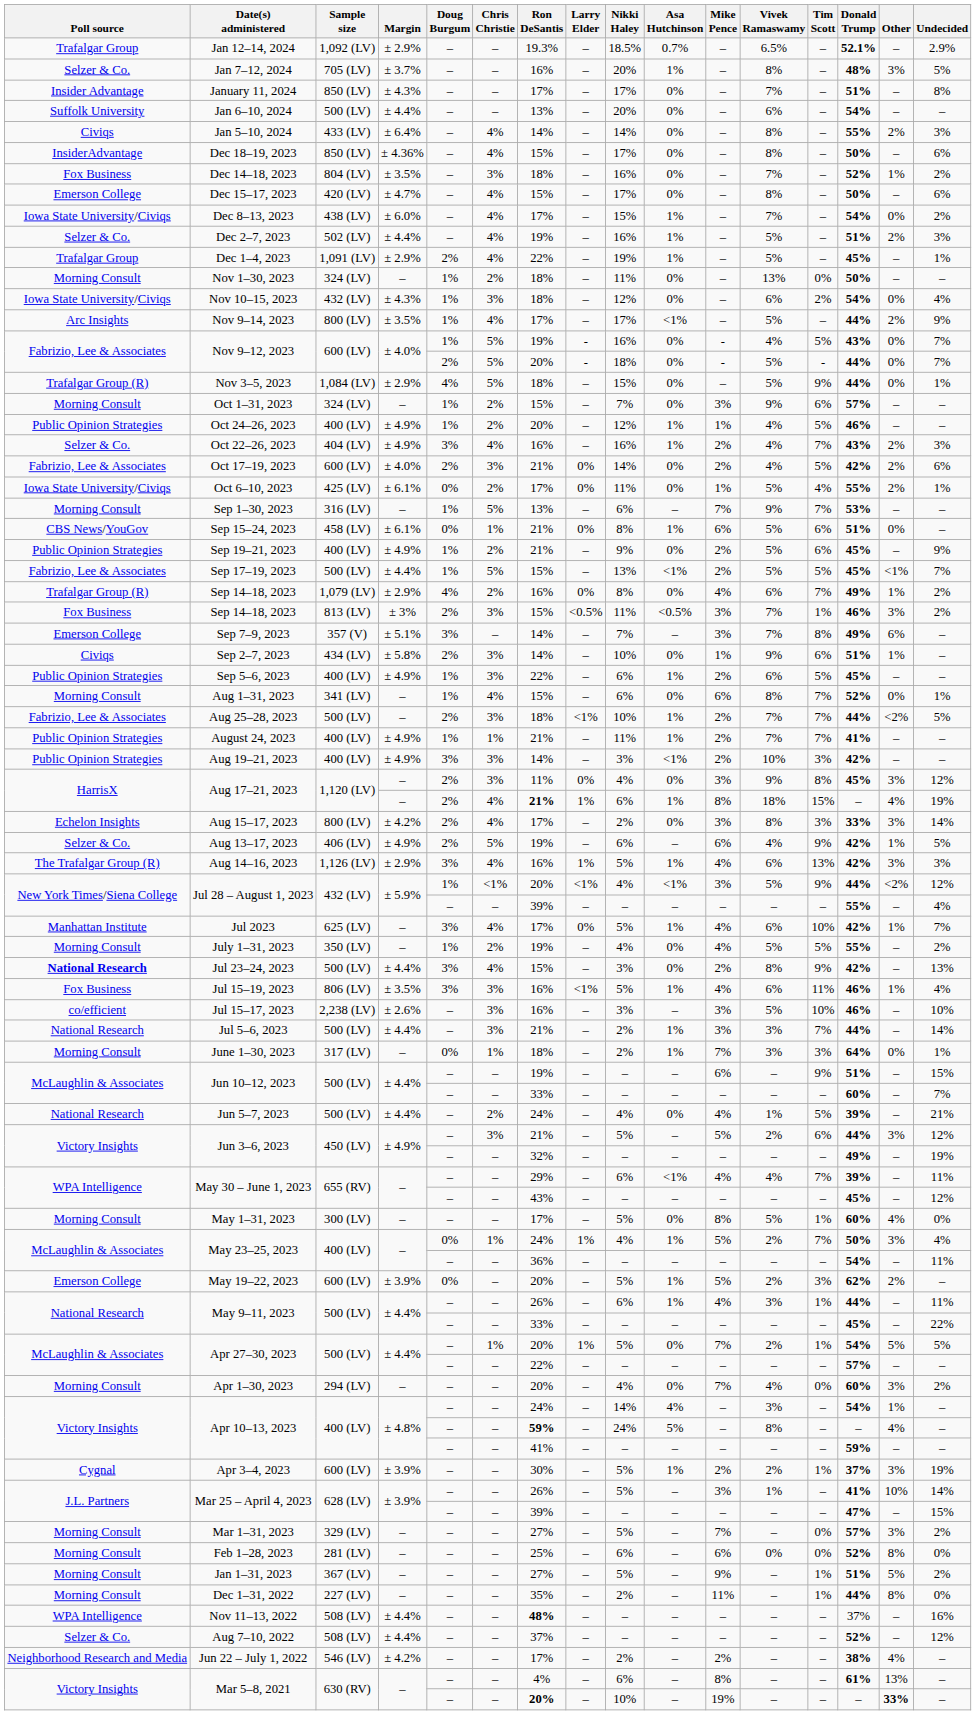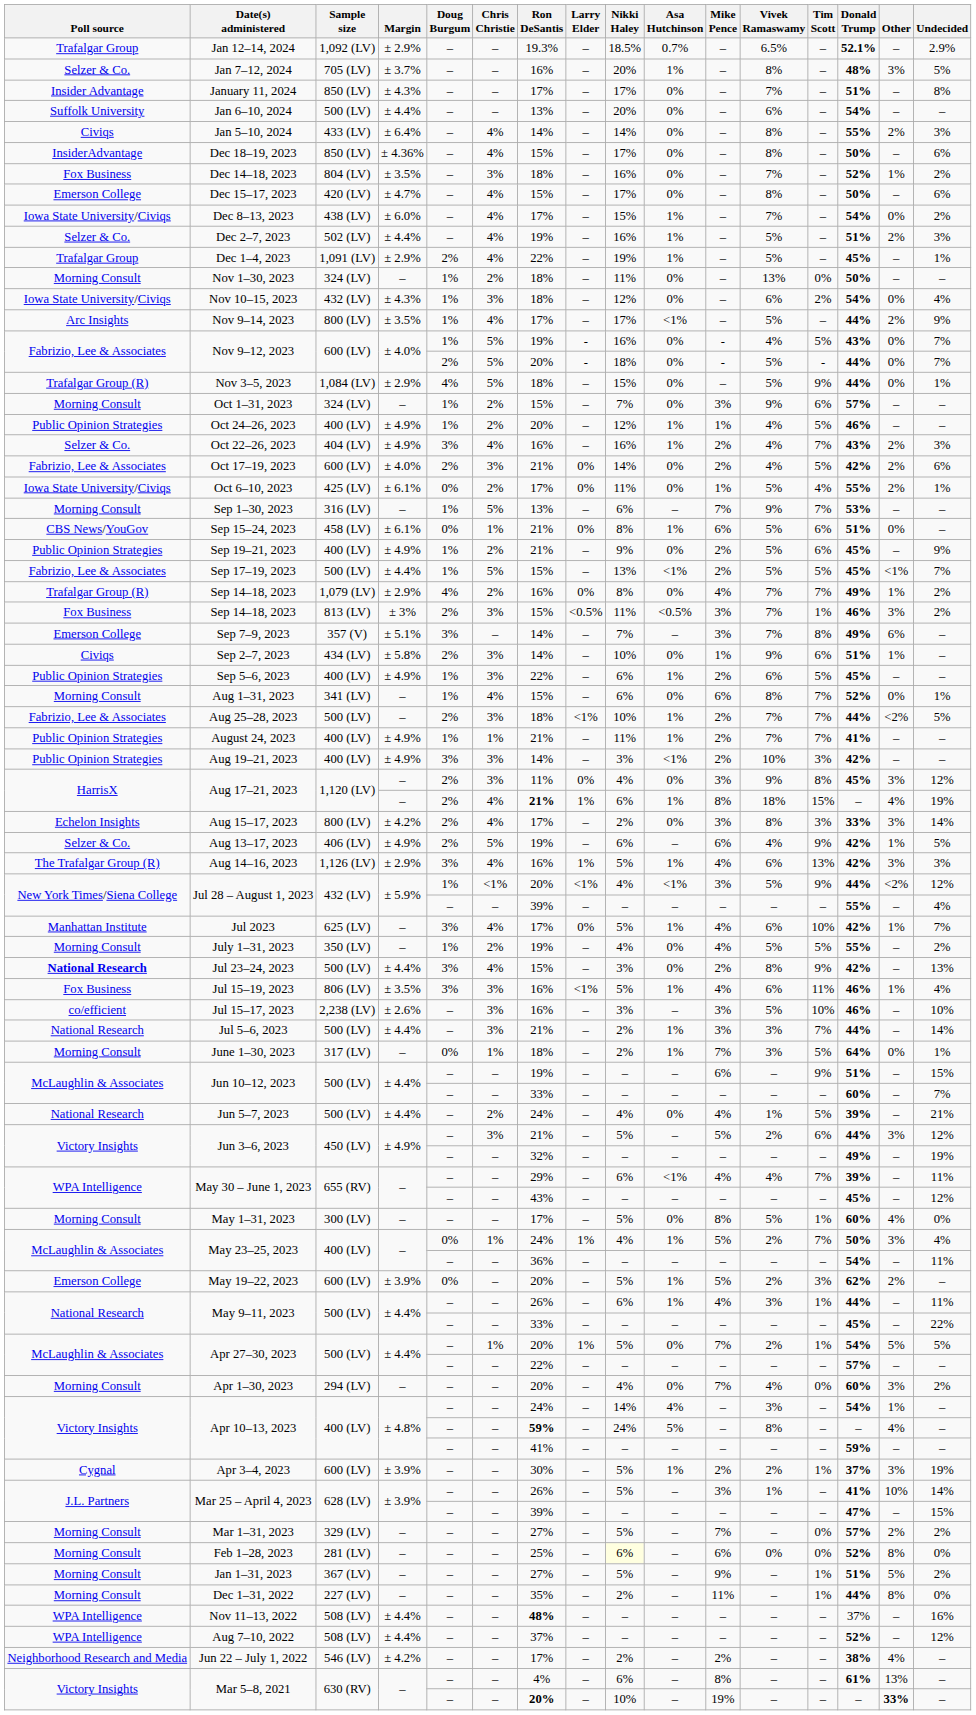(774, 592) 6% -> (774, 592) 7%
(823, 1052) 3% -> (823, 1052) 5%
(896, 1532) 3% -> (896, 1532) 2%
(625, 1553) no background -> (625, 1553) lightyellow background
(97, 1637) Selzer & Co. -> (97, 1637) WPA Intelligence
